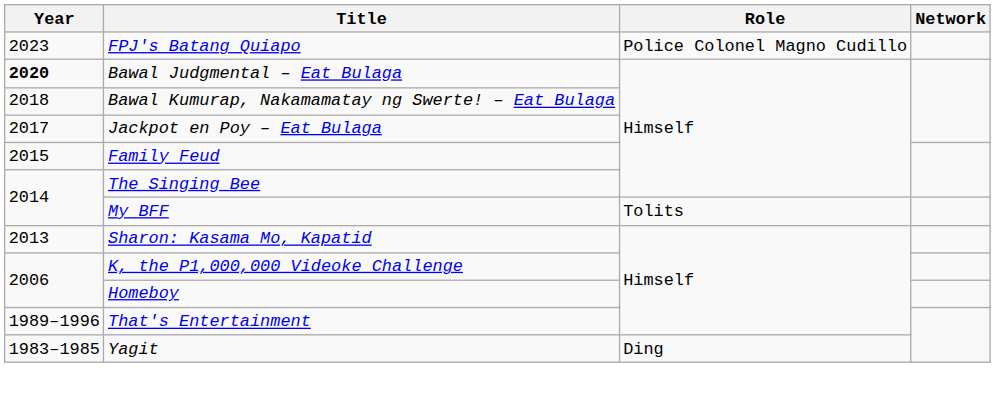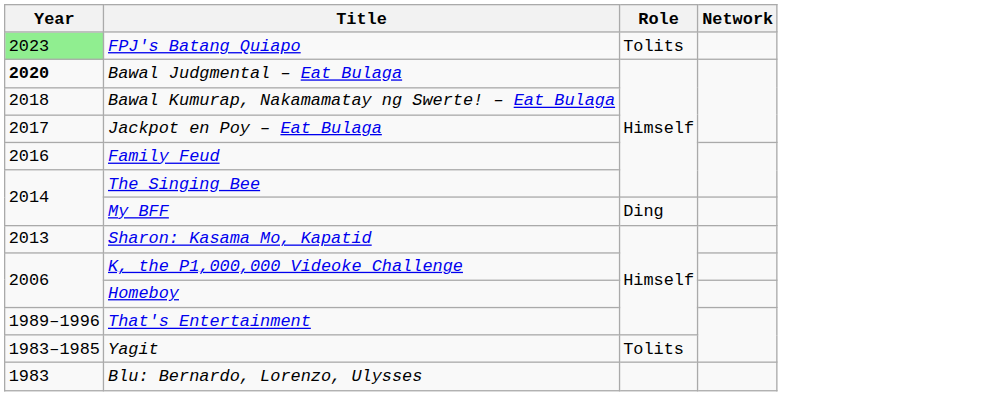(29, 46) no background -> (29, 46) lightgreen background
(765, 46) Police Colonel Magno Cudillo -> (654, 46) Tolits
(29, 156) 2015 -> (29, 156) 2016
(654, 211) Tolits -> (643, 211) Ding
(643, 349) Ding -> (654, 349) Tolits
+ row: (265, 376)
